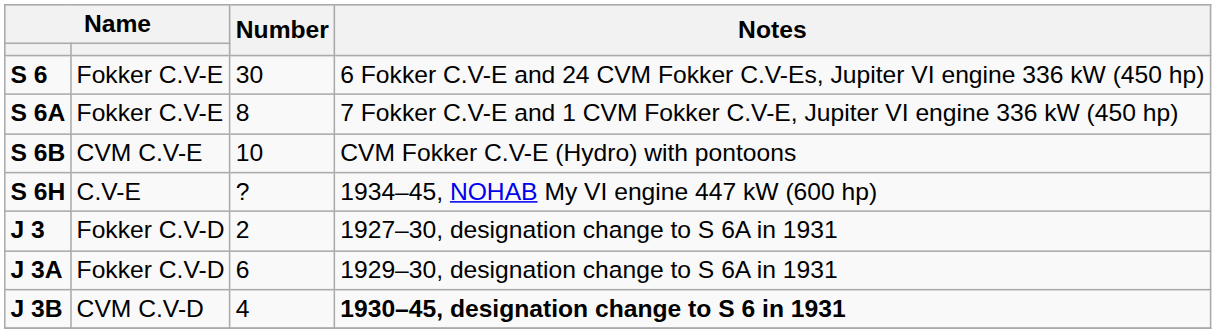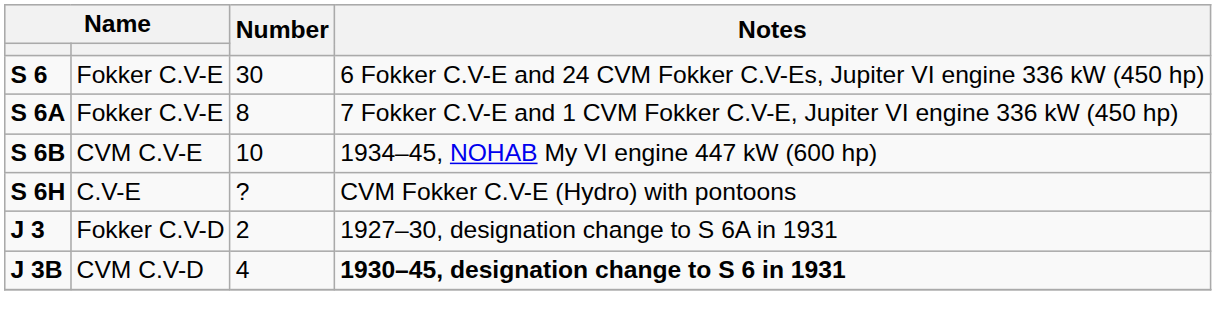(568, 152) CVM Fokker C.V-E (Hydro) with pontoons -> (609, 152) 1934–45, NOHAB My VI engine 447 kW (600 hp)
(609, 191) 1934–45, NOHAB My VI engine 447 kW (600 hp) -> (568, 191) CVM Fokker C.V-E (Hydro) with pontoons
- row: (36, 269)
